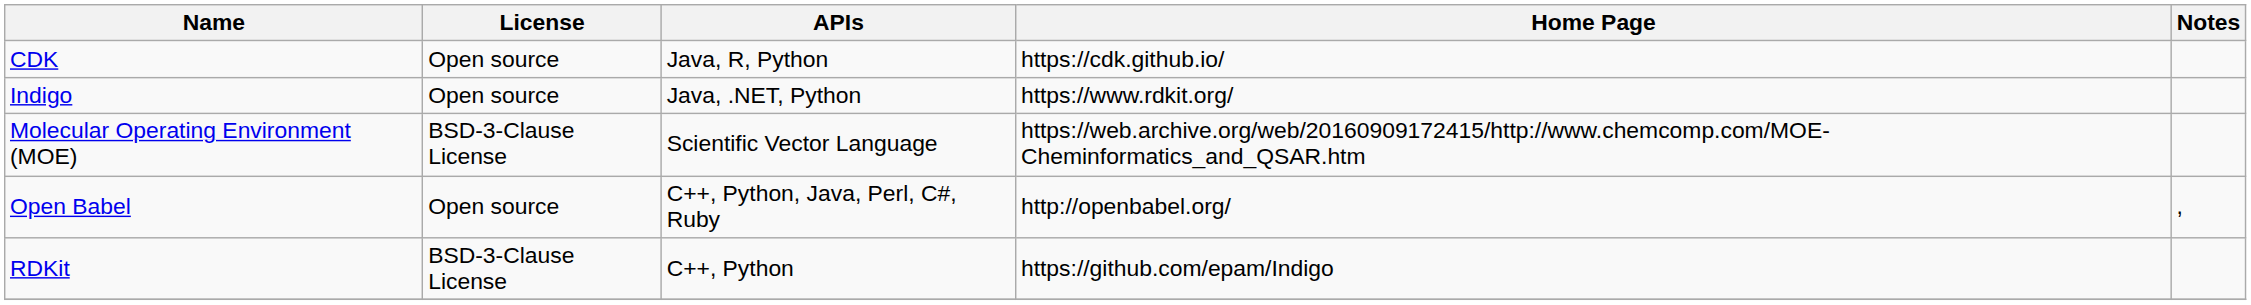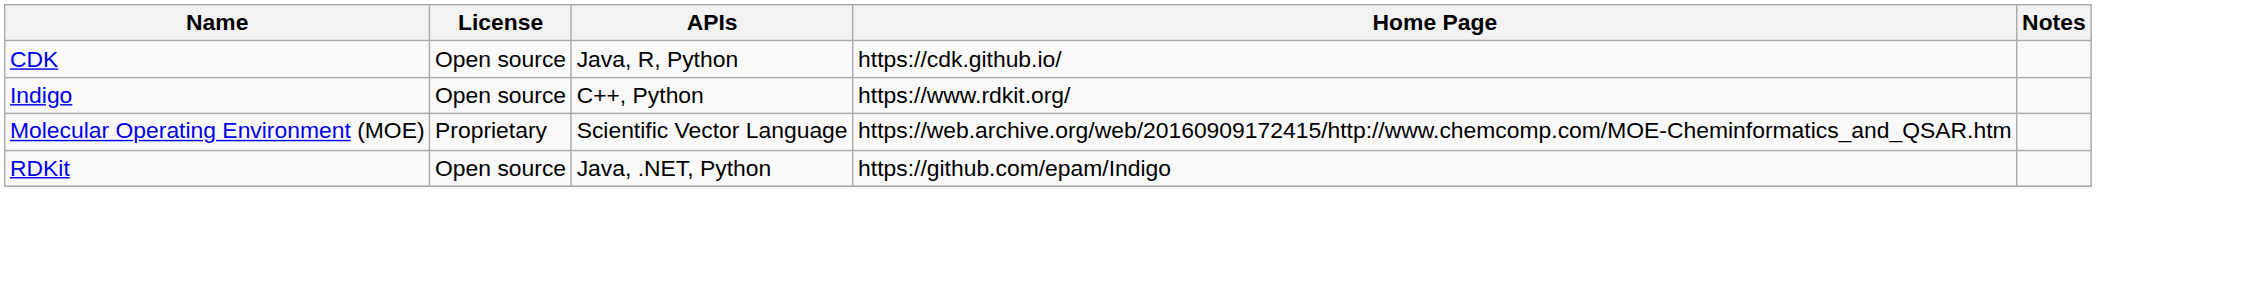(764, 95) Java, .NET, Python -> (640, 95) C++, Python
(501, 144) BSD-3-Clause License -> (491, 131) Proprietary
- row: (70, 206)
(501, 268) BSD-3-Clause License -> (501, 167) Open source
(730, 268) C++, Python -> (674, 167) Java, .NET, Python
